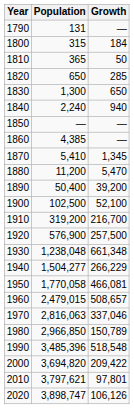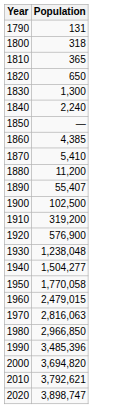- column: (109, 12)
(77, 44) 315 -> (77, 44) 318
(70, 188) 50,400 -> (70, 188) 55,407
(63, 380) 3,797,621 -> (63, 380) 3,792,621
